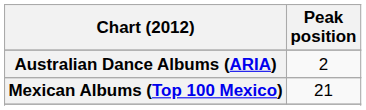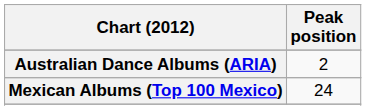(323, 90) 21 -> (323, 90) 24
